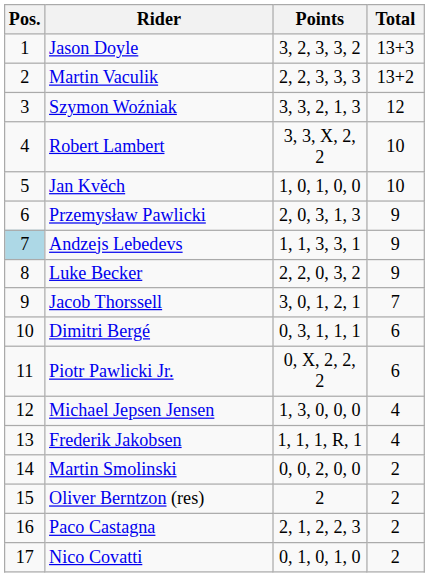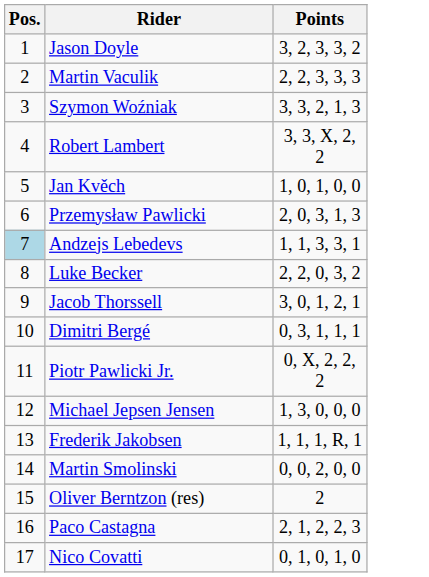- column: (395, 18)
